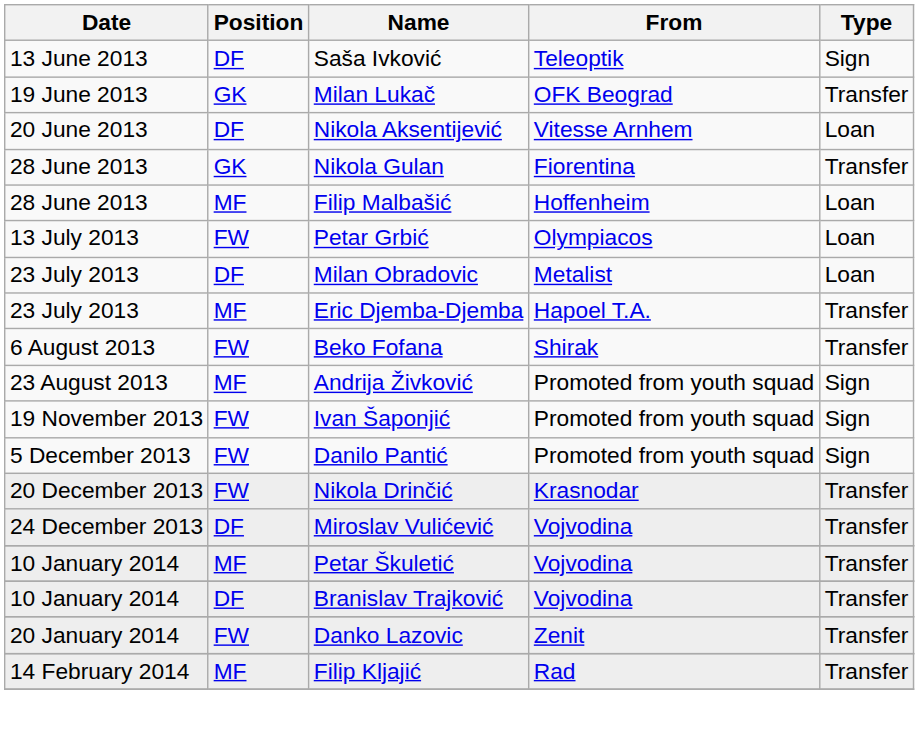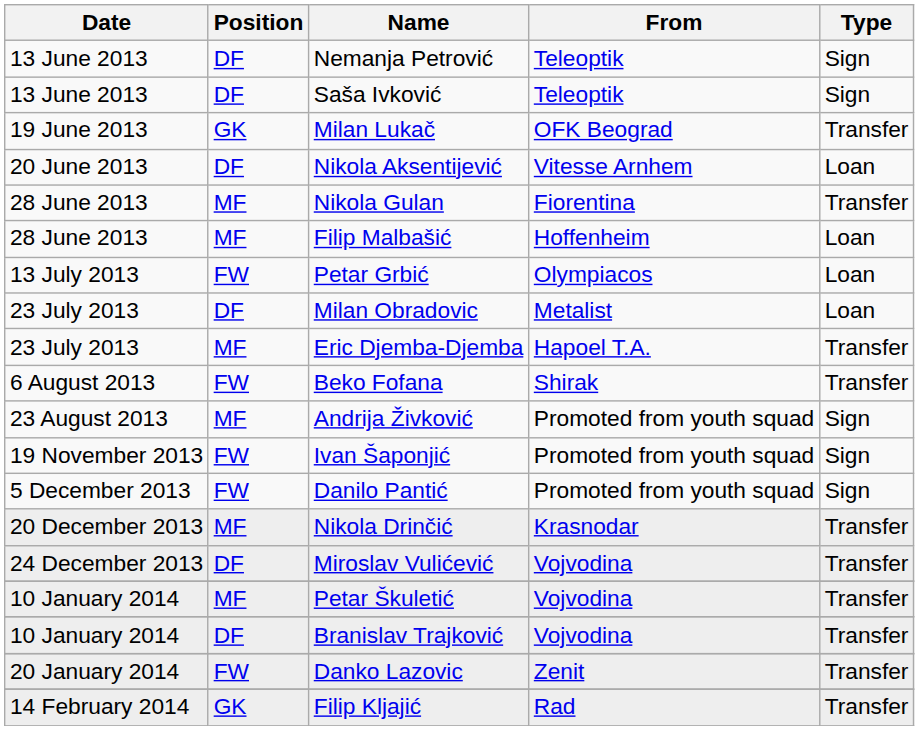+ row: (403, 58)
(230, 166) GK -> (230, 202) MF
(231, 490) FW -> (230, 526) MF
(230, 671) MF -> (230, 707) GK
